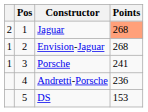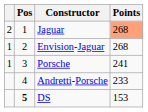(121, 80) 236 -> (121, 80) 233
(25, 97) normal -> (25, 97) bold
